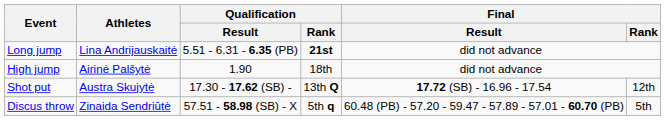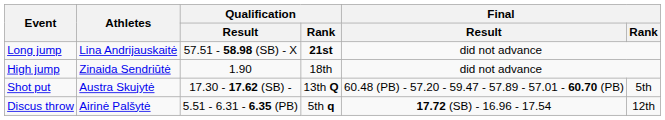(240, 51) 5.51 - 6.31 - 6.35 (PB) -> (240, 51) 57.51 - 58.98 (SB) - X
(115, 69) Airinė Palšytė -> (125, 69) Zinaida Sendriūtė
(484, 88) 17.72 (SB) - 16.96 - 17.54 -> (484, 88) 60.48 (PB) - 57.20 - 59.47 - 57.89 - 57.01 - 60.70 (PB)
(644, 88) 12th -> (644, 88) 5th
(125, 106) Zinaida Sendriūtė -> (115, 106) Airinė Palšytė
(240, 106) 57.51 - 58.98 (SB) - X -> (240, 106) 5.51 - 6.31 - 6.35 (PB)
(484, 106) 60.48 (PB) - 57.20 - 59.47 - 57.89 - 57.01 - 60.70 (PB) -> (484, 106) 17.72 (SB) - 16.96 - 17.54
(644, 106) 5th -> (644, 106) 12th
